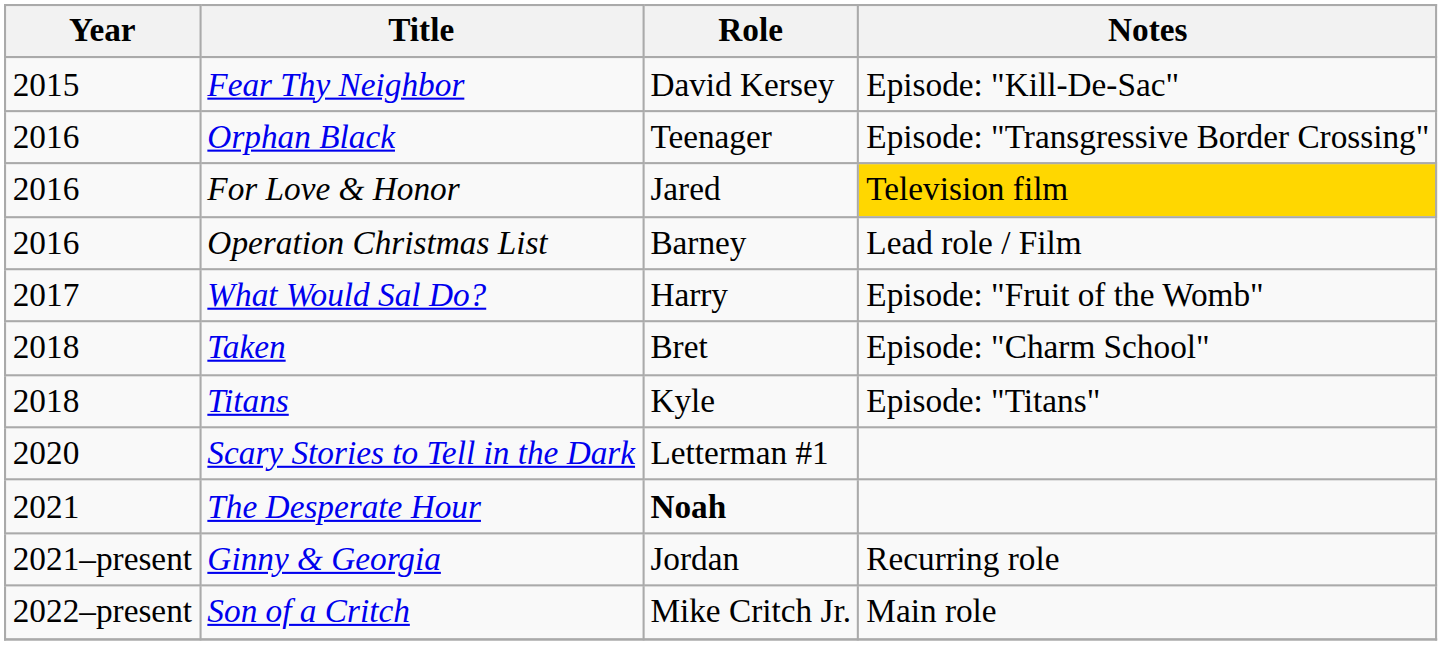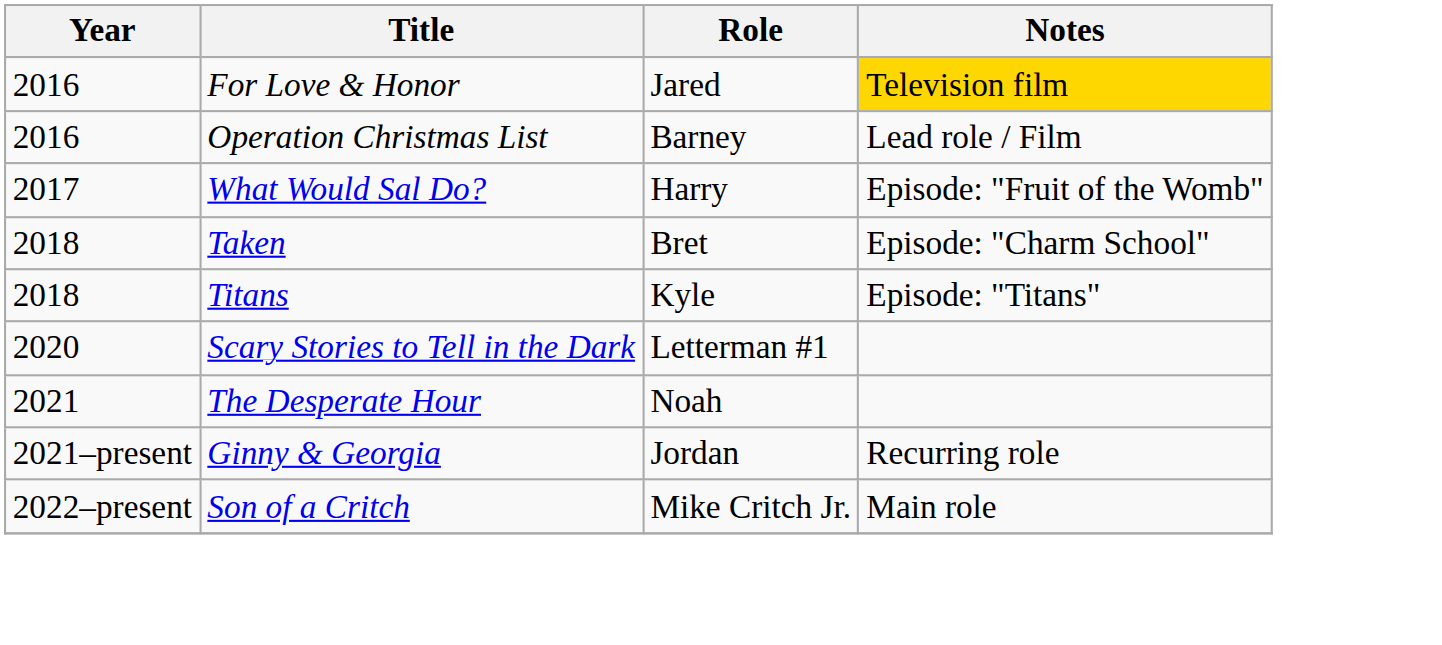- row: (336, 83)
- row: (301, 136)
(688, 505) bold -> (686, 400) normal
